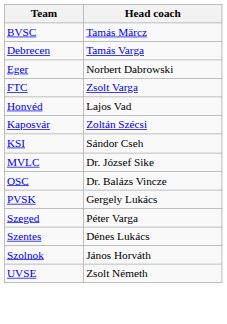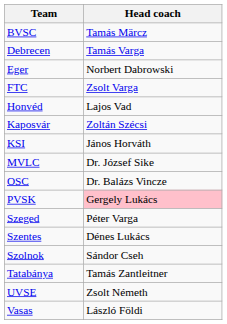(115, 143) Sándor Cseh -> (119, 143) János Horváth
(122, 199) no background -> (122, 199) pink background
(119, 255) János Horváth -> (115, 255) Sándor Cseh
+ row: (30, 273)
+ row: (20, 310)
